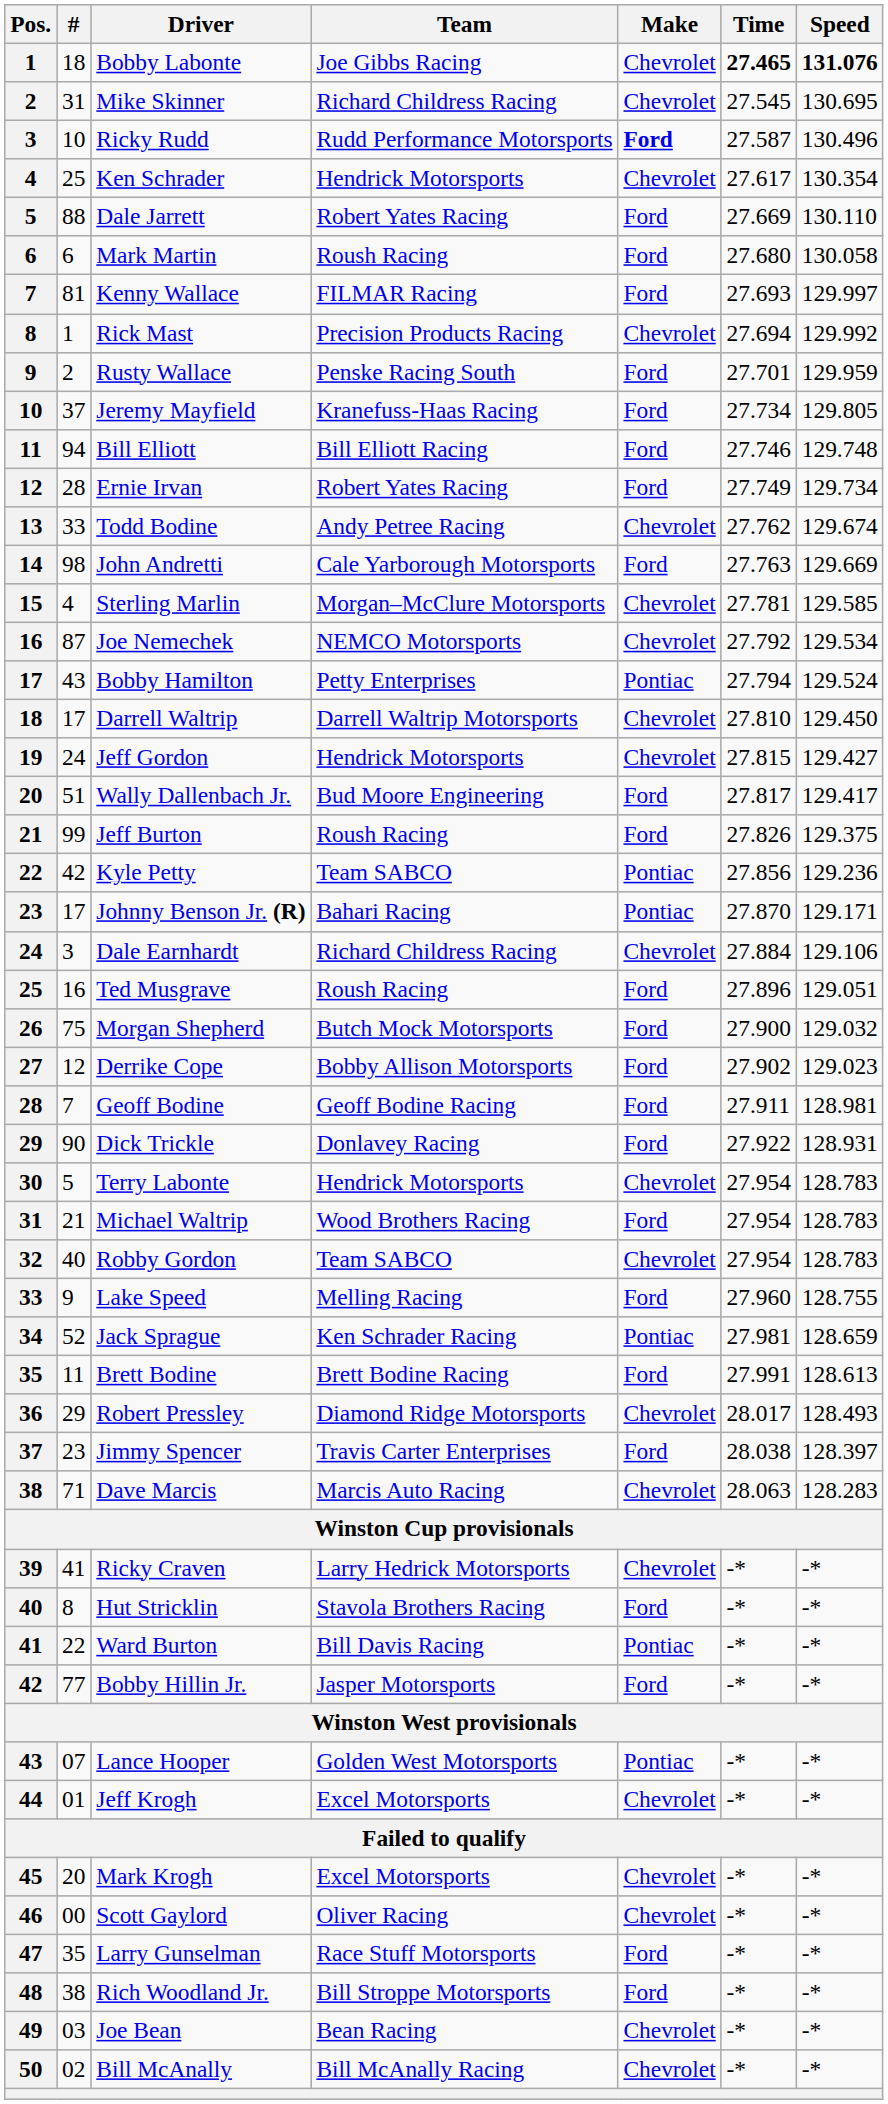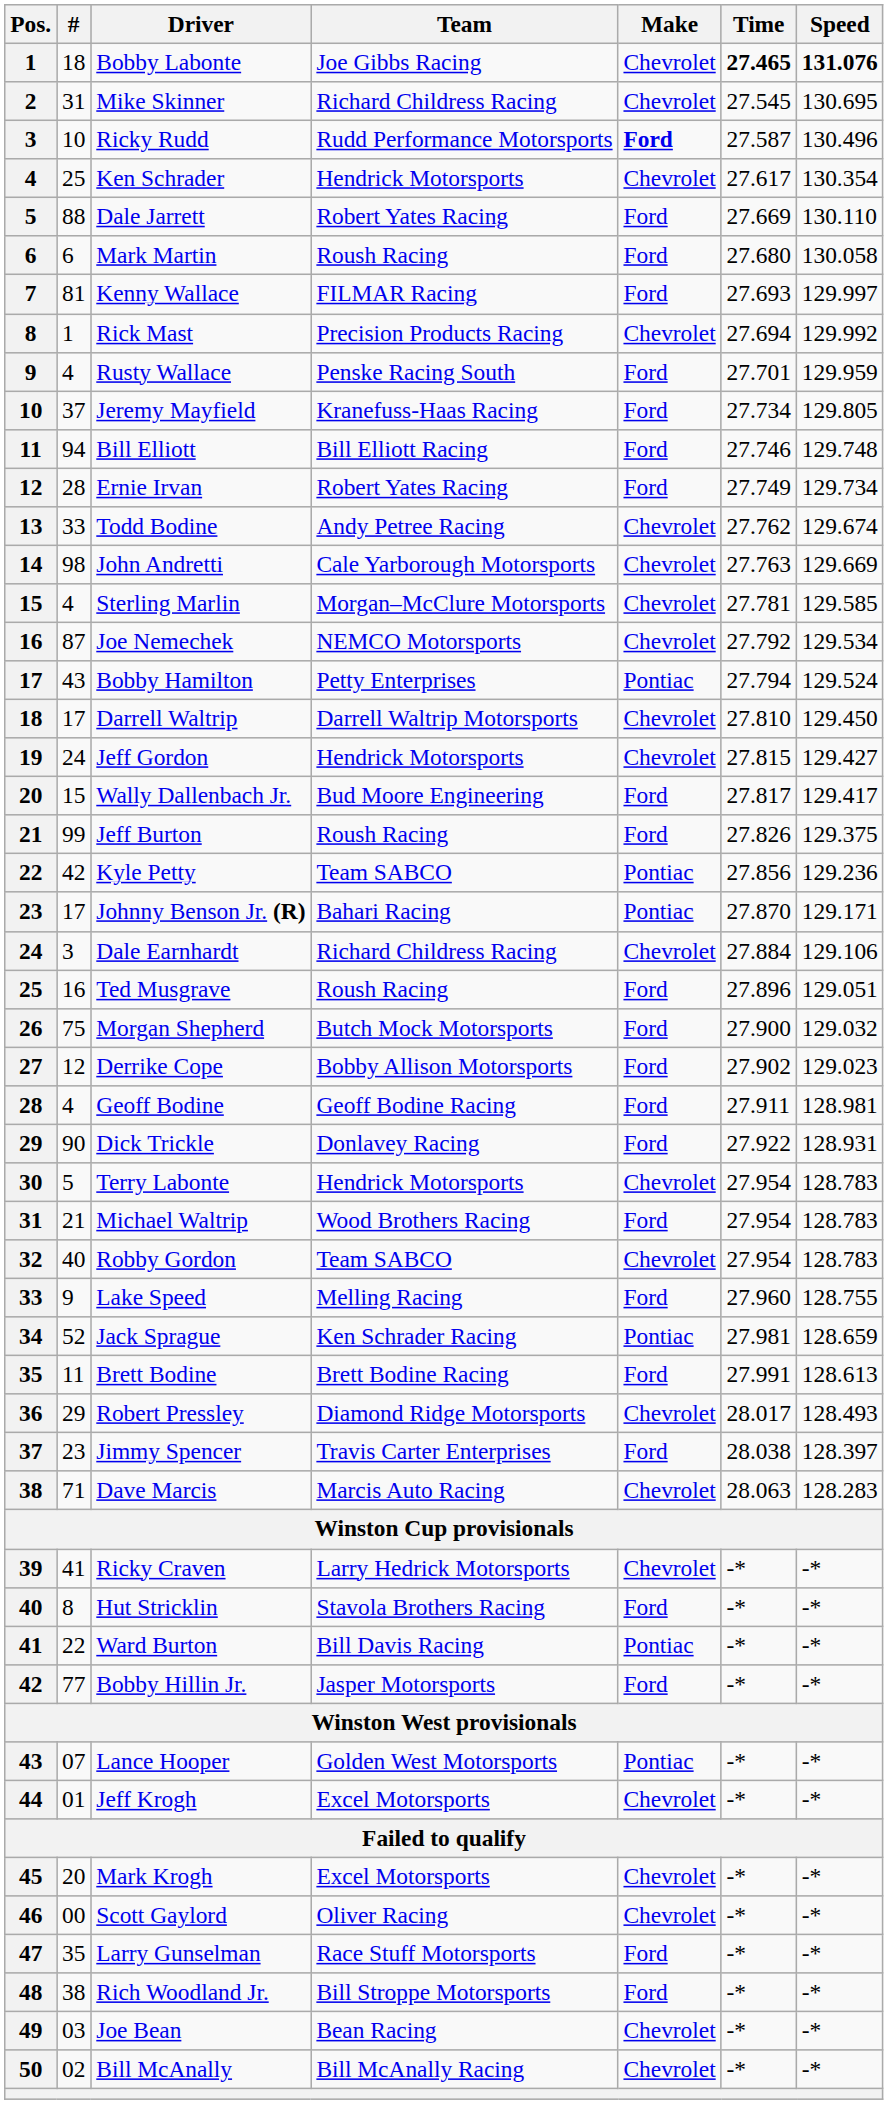(68, 371) 2 -> (68, 371) 4
(646, 564) Ford -> (670, 564) Chevrolet
(74, 795) 51 -> (74, 795) 15
(68, 1104) 7 -> (68, 1104) 4
